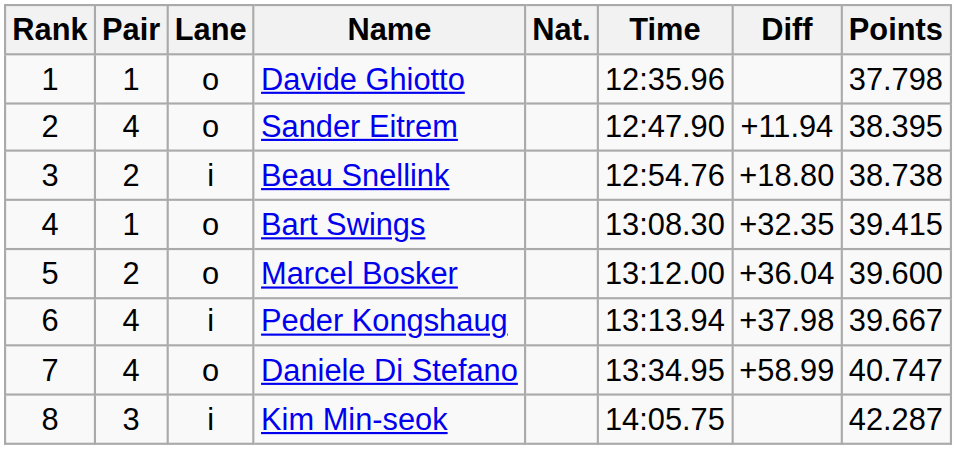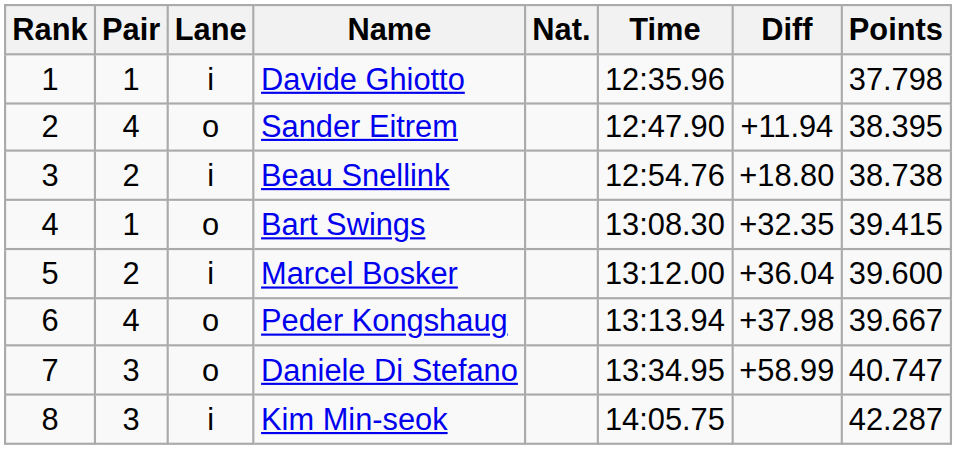(211, 78) o -> (211, 78) i
(211, 273) o -> (211, 273) i
(211, 322) i -> (211, 322) o
(131, 371) 4 -> (131, 371) 3
